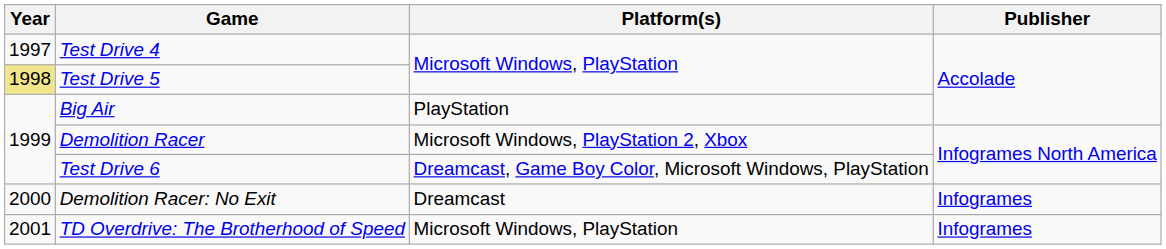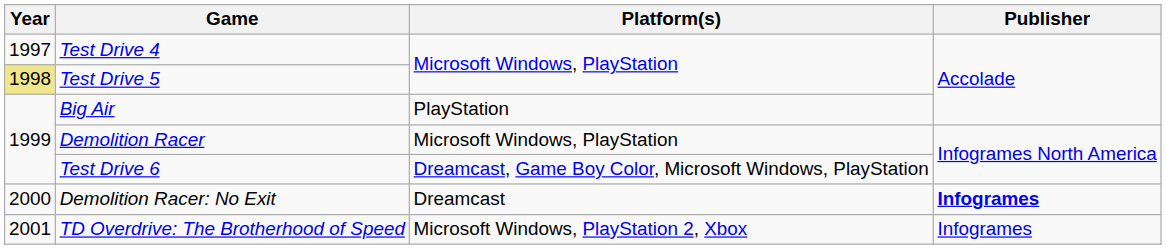(580, 139) Microsoft Windows, PlayStation 2, Xbox -> (546, 139) Microsoft Windows, PlayStation
(985, 199) normal -> (988, 199) bold
(546, 229) Microsoft Windows, PlayStation -> (580, 229) Microsoft Windows, PlayStation 2, Xbox
